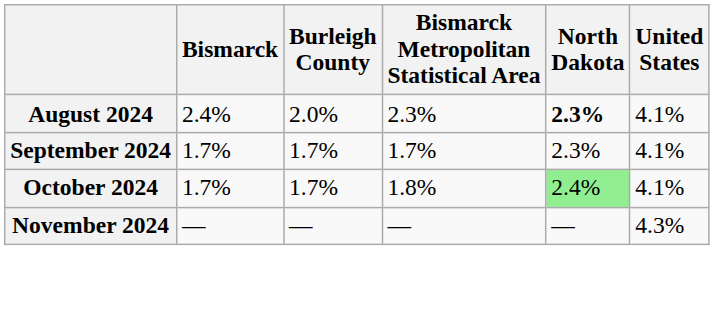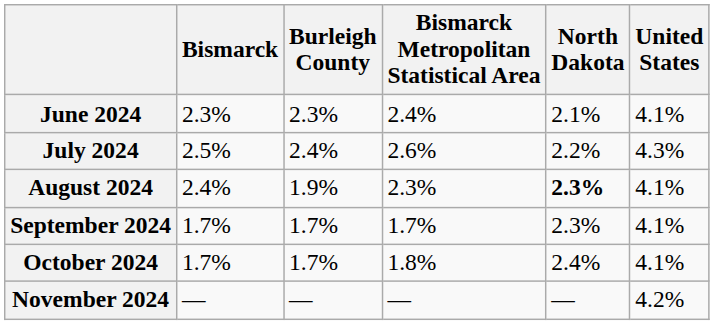+ row: (91, 113)
+ row: (91, 150)
(314, 113) 2.0% -> (314, 187) 1.9%
(576, 187) lightgreen background -> (576, 262) no background
(660, 225) 4.3% -> (660, 299) 4.2%
